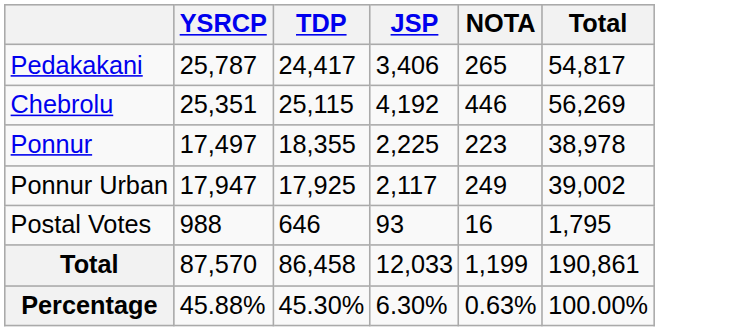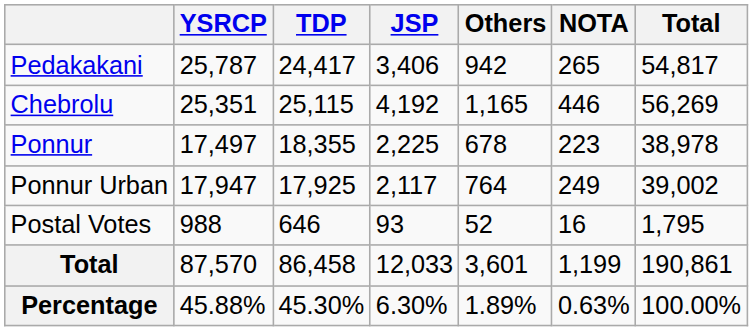+ column: (506, 24)
